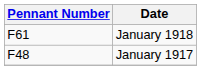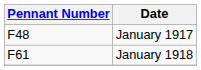rows swapped: (154, 55) <-> (154, 34)
